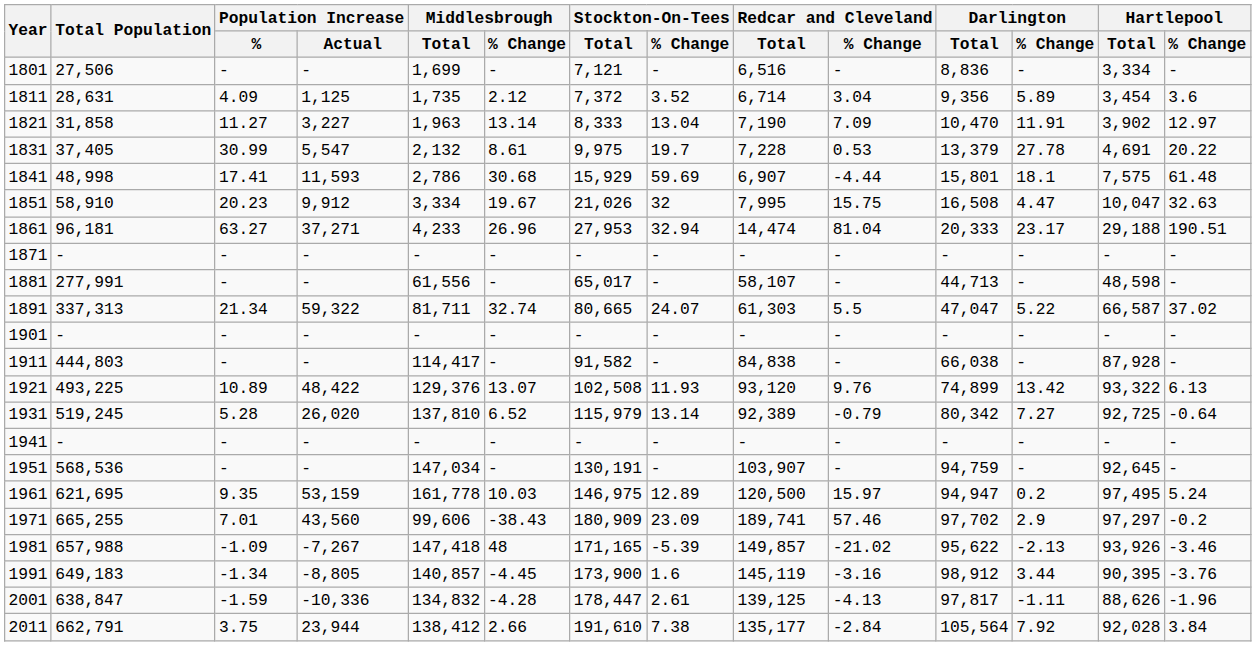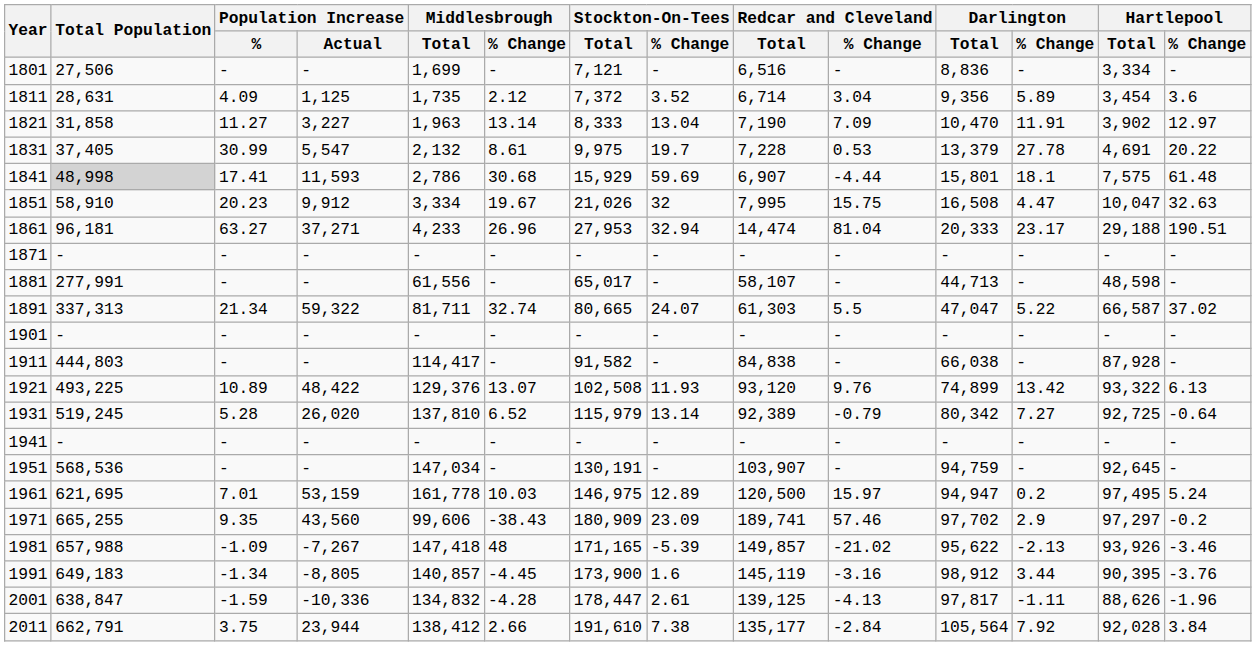(85, 177) no background -> (85, 177) lightgrey background
(239, 495) 9.35 -> (239, 495) 7.01
(239, 521) 7.01 -> (239, 521) 9.35
